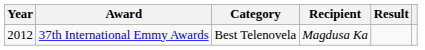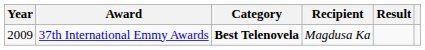(20, 34) 2012 -> (20, 34) 2009
(255, 34) normal -> (257, 34) bold
